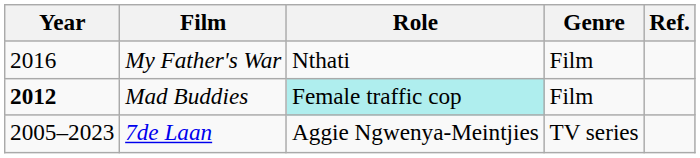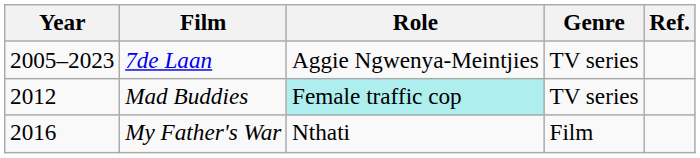rows swapped: (169, 133) <-> (203, 59)
(33, 96) bold -> (33, 96) normal
(571, 96) Film -> (594, 96) TV series
